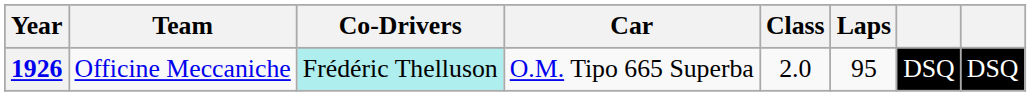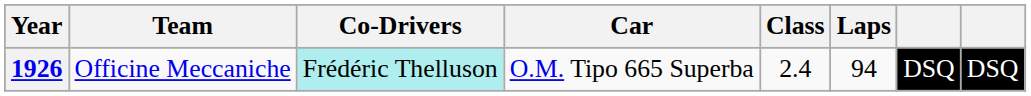(795, 68) 2.0 -> (795, 68) 2.4
(864, 68) 95 -> (864, 68) 94
